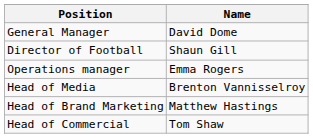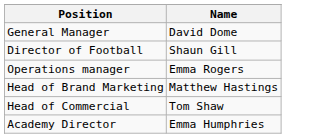- row: (51, 87)
+ row: (62, 124)
